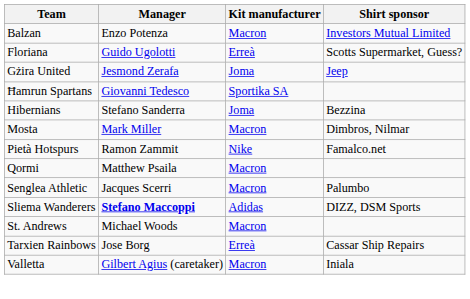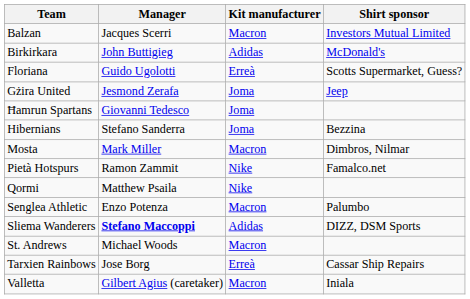(135, 33) Enzo Potenza -> (136, 33) Jacques Scerri
+ row: (32, 52)
(258, 91) Sportika SA -> (241, 110) Joma
(248, 168) Macron -> (240, 187) Nike
(136, 187) Jacques Scerri -> (135, 206) Enzo Potenza
